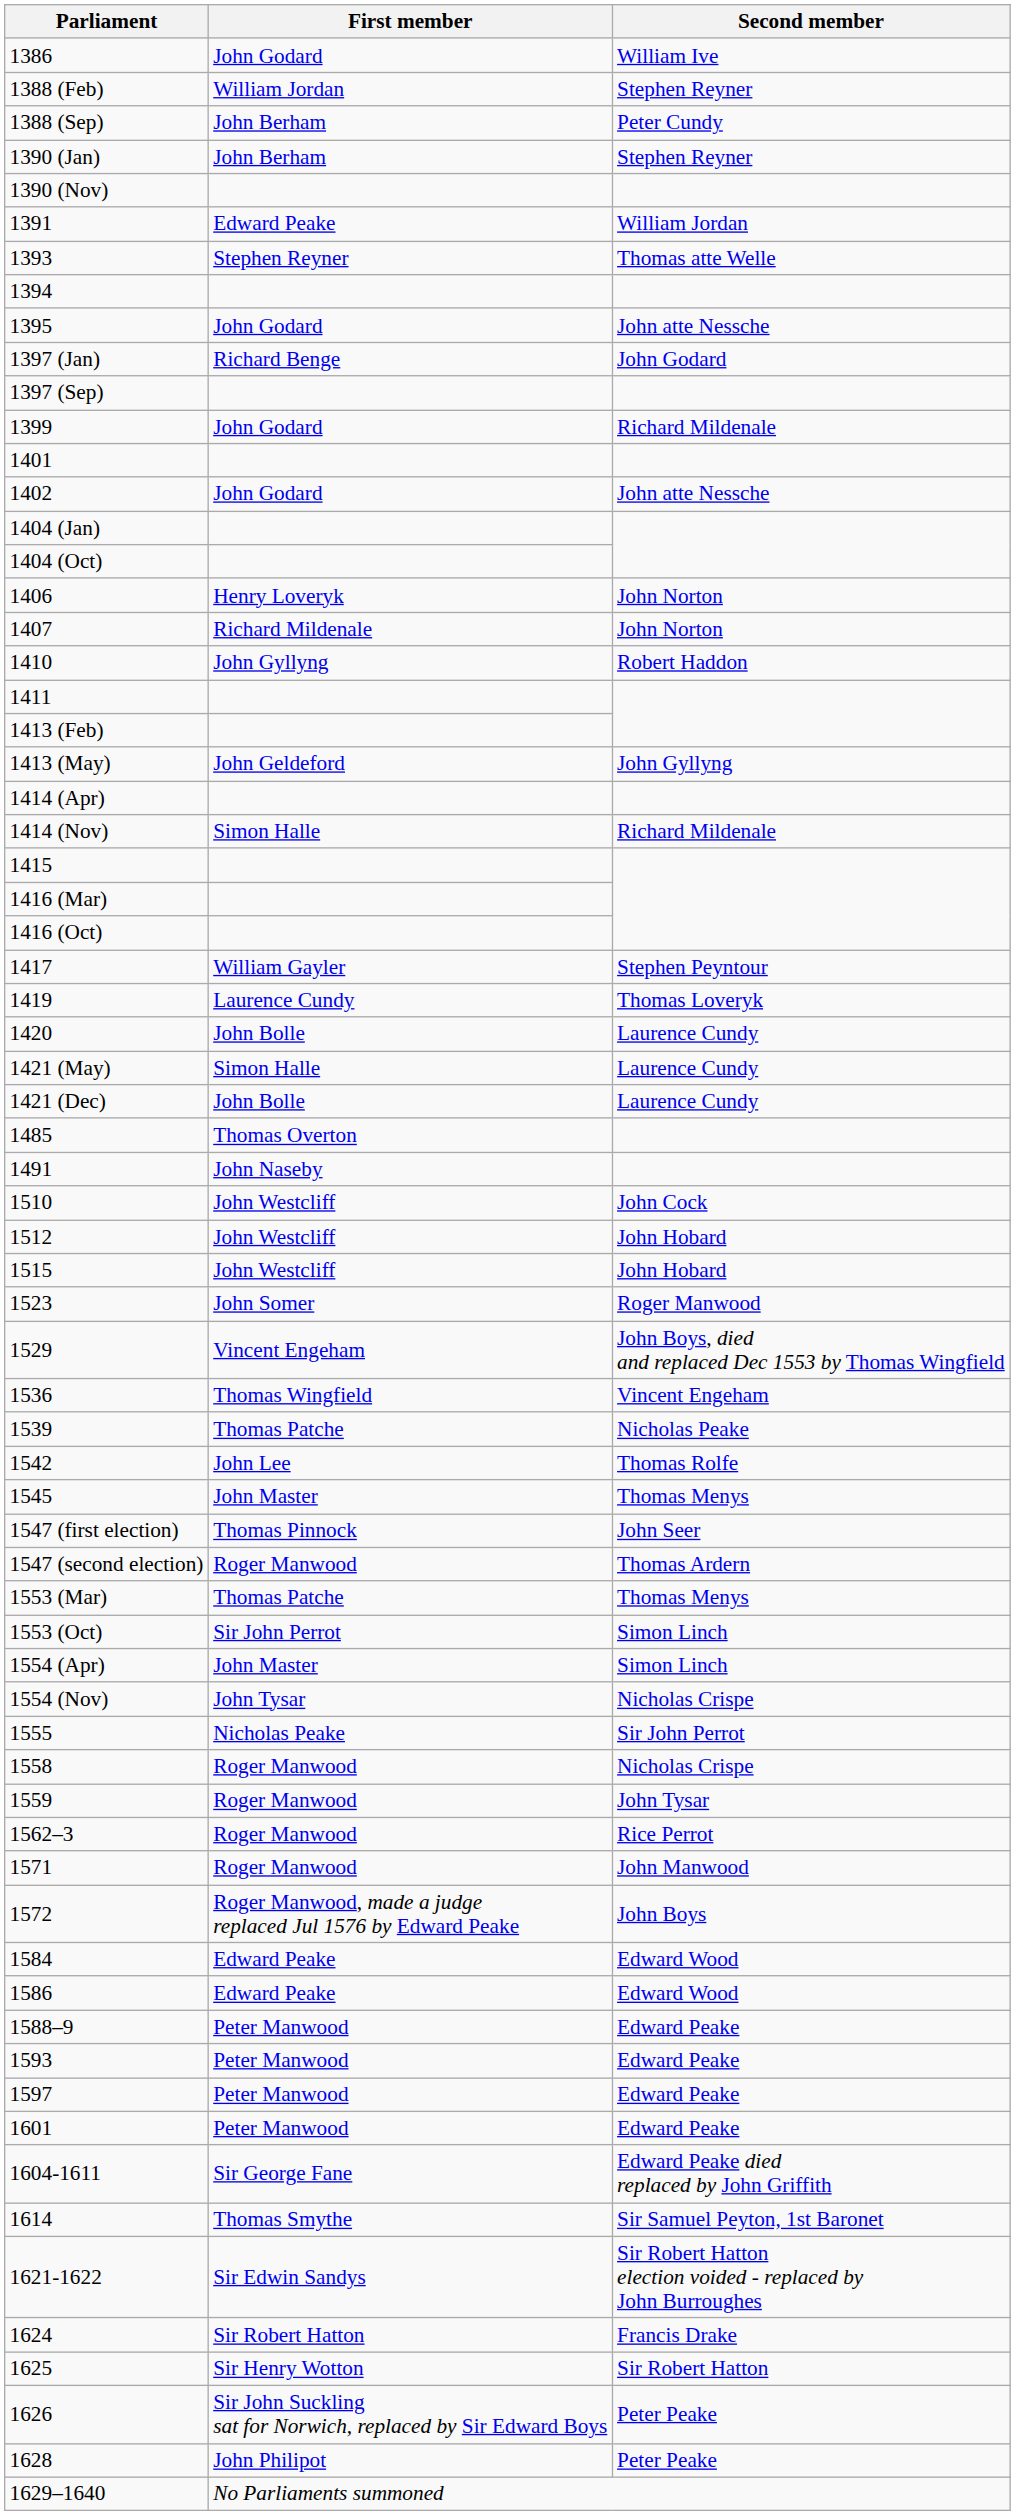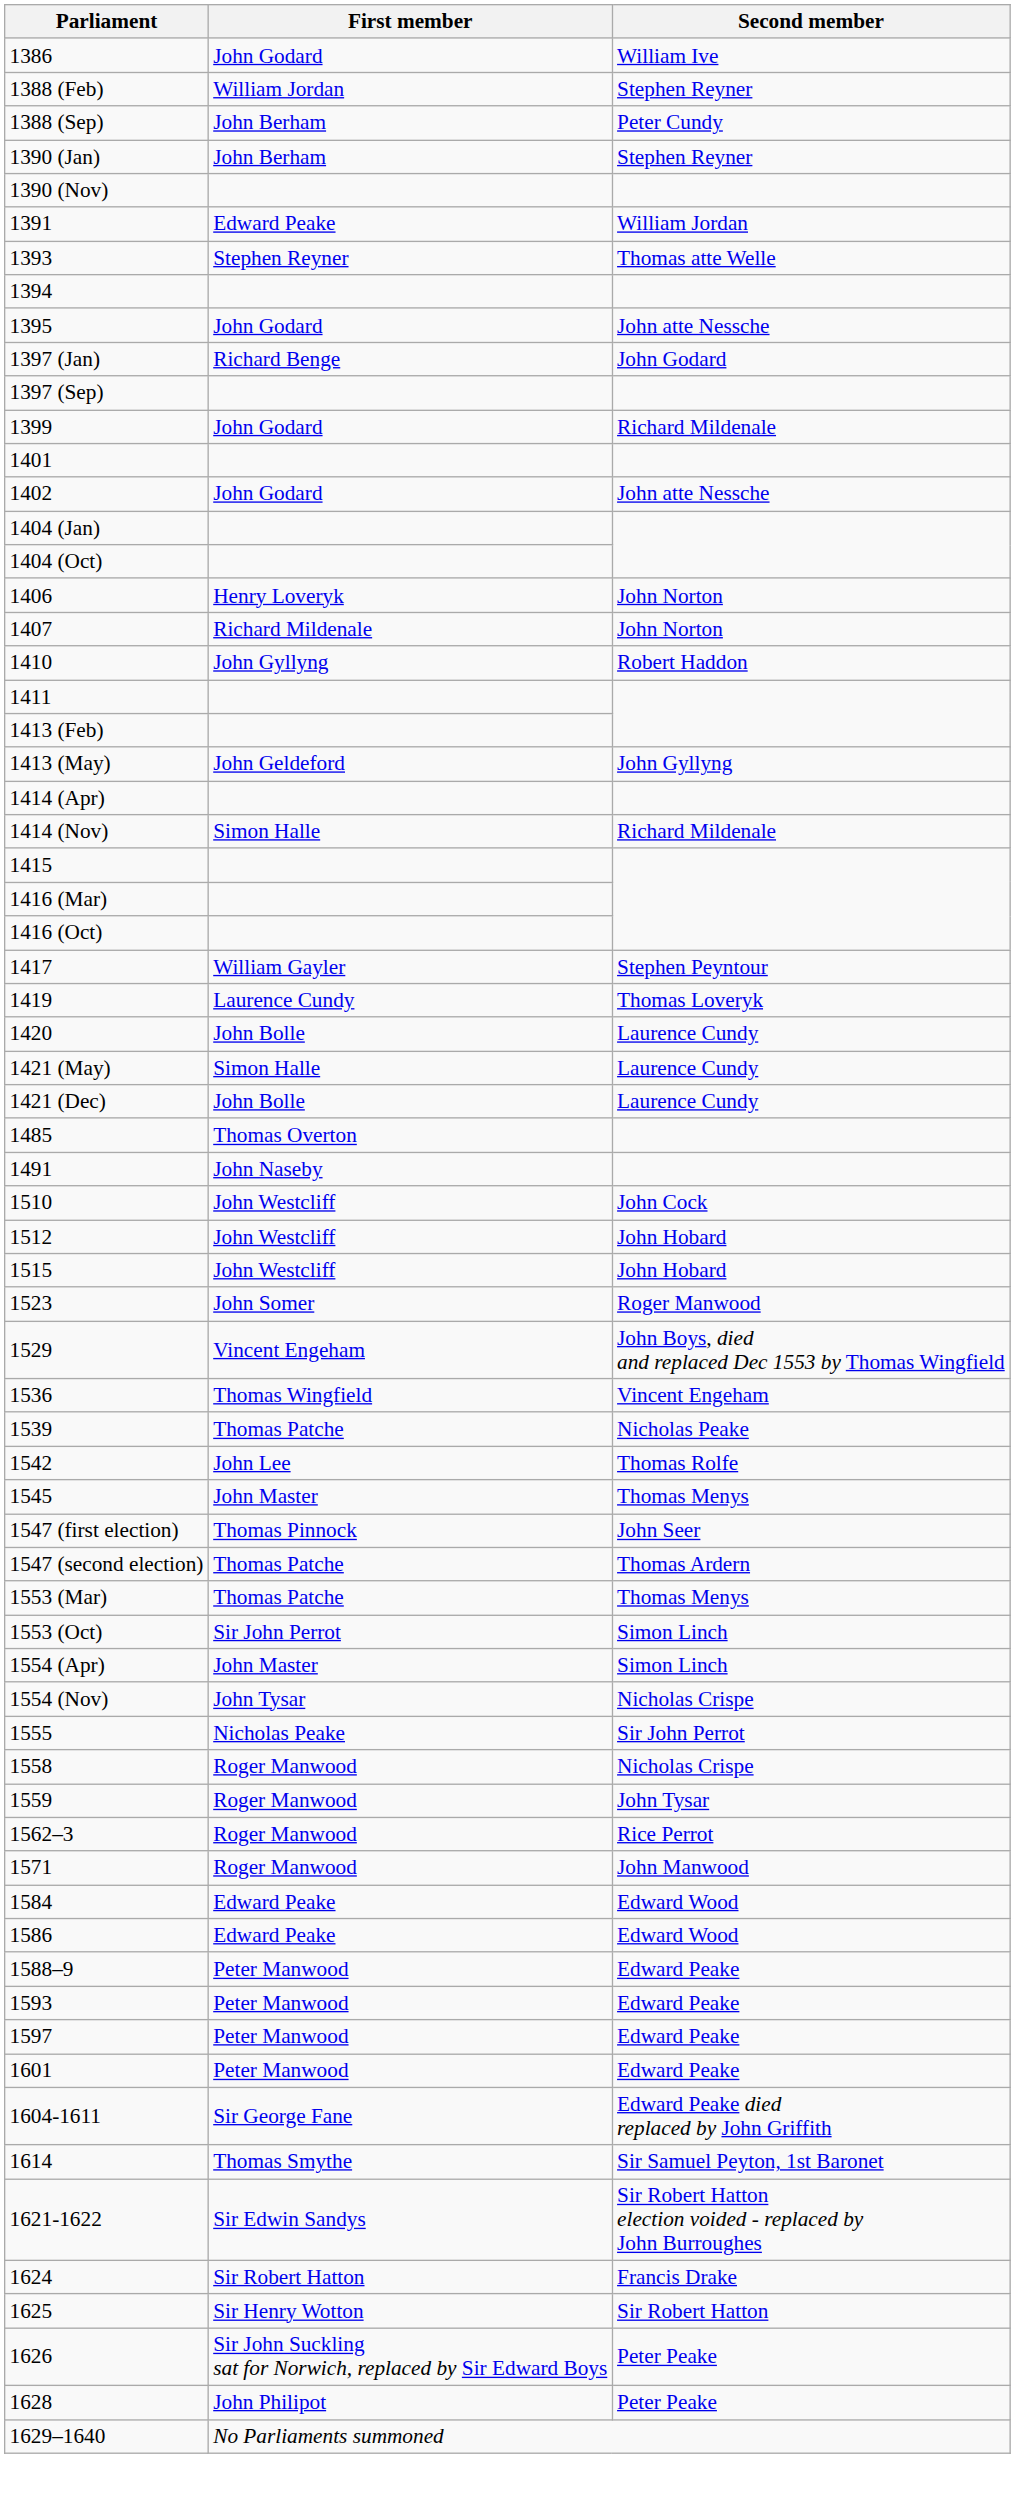(285, 1564) Roger Manwood -> (279, 1564) Thomas Patche
- row: (31, 1913)
